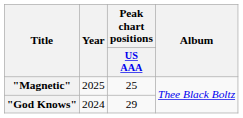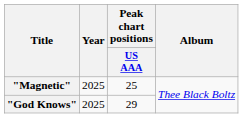(93, 104) 2024 -> (93, 104) 2025
